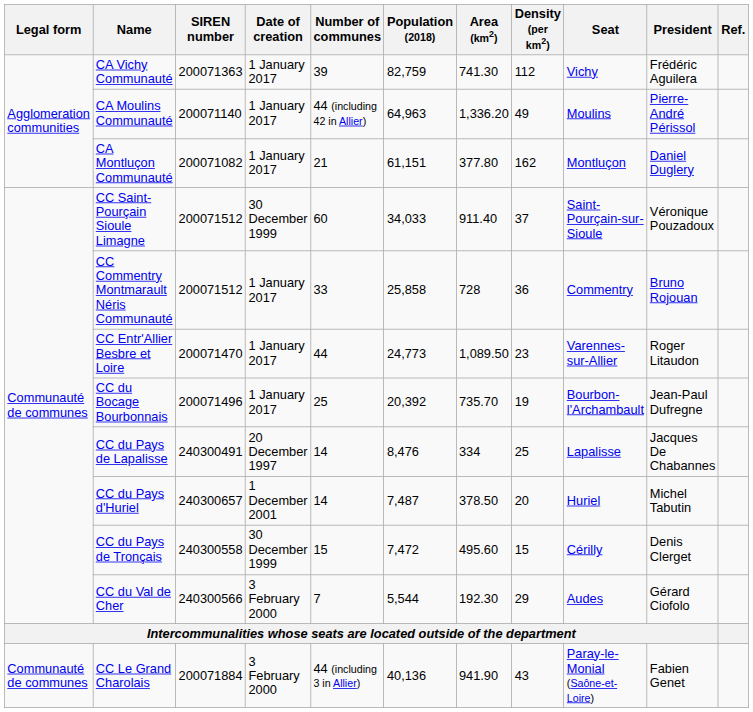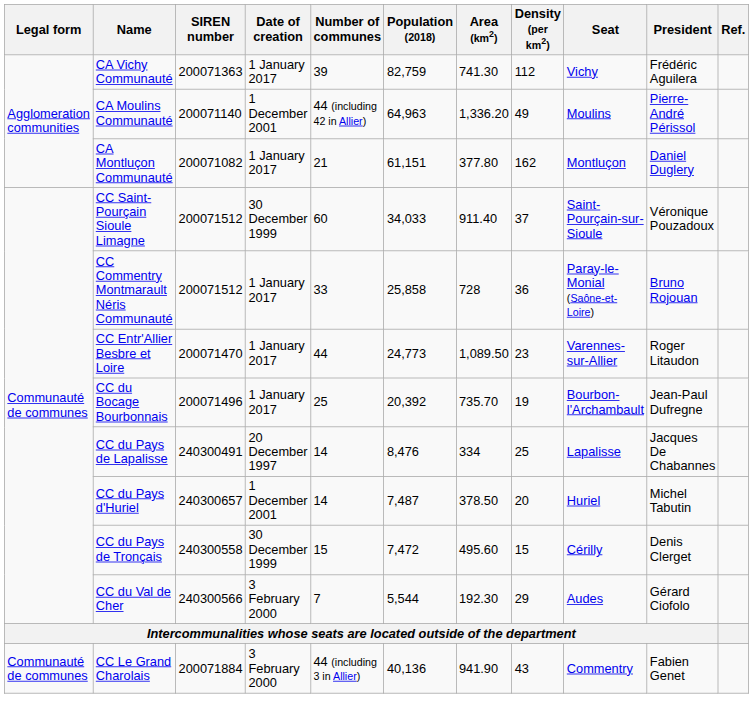(277, 114) 1 January 2017 -> (278, 114) 1 December 2001
(600, 290) Commentry -> (593, 290) Paray-le-Monial (Saône-et-Loire)
(593, 675) Paray-le-Monial (Saône-et-Loire) -> (600, 668) Commentry
